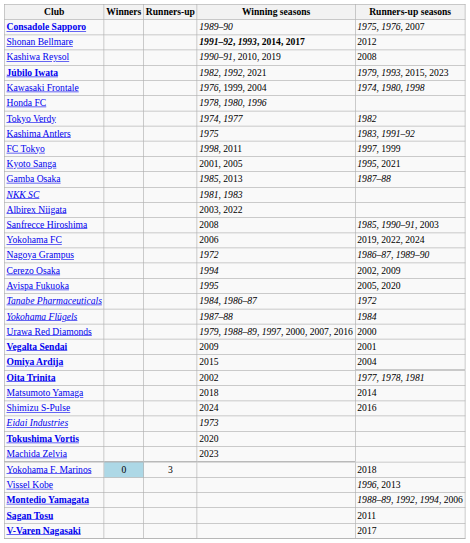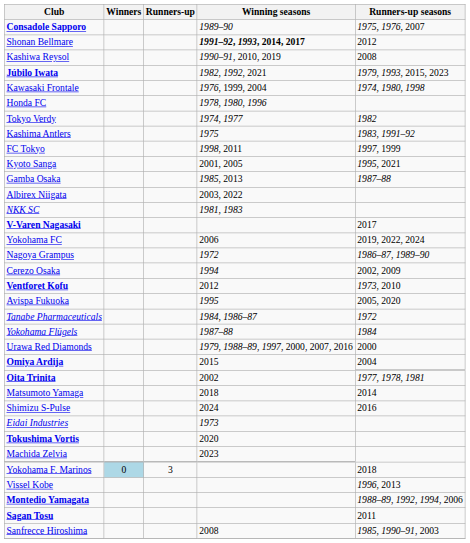rows swapped: (23, 194) <-> (37, 210)
rows swapped: (47, 225) <-> (44, 530)
+ row: (37, 286)
- row: (37, 347)
